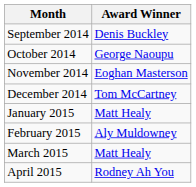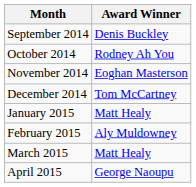(134, 53) George Naoupu -> (134, 53) Rodney Ah You
(134, 172) Rodney Ah You -> (134, 172) George Naoupu
